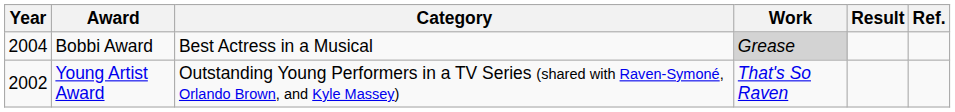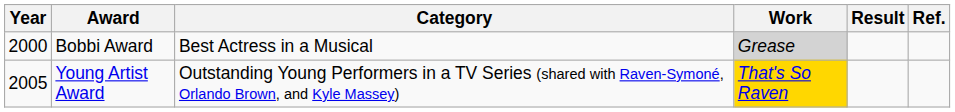(28, 45) 2004 -> (28, 45) 2000
(28, 83) 2002 -> (28, 83) 2005
(774, 83) no background -> (774, 83) gold background
